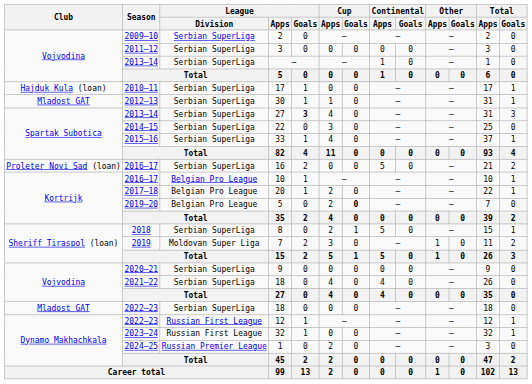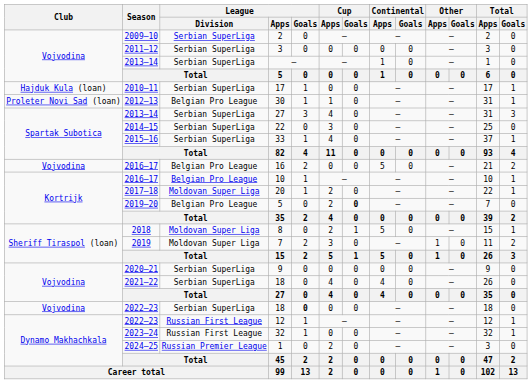(63, 101) Mladost GAT -> (63, 101) Proleter Novi Sad (loan)
(214, 101) Serbian SuperLiga -> (214, 101) Belgian Pro League
(305, 114) bold -> (305, 114) normal
(63, 166) Proleter Novi Sad (loan) -> (63, 166) Vojvodina
(214, 166) Serbian SuperLiga -> (214, 166) Belgian Pro League
(214, 192) Belgian Pro League -> (214, 192) Moldovan Super Liga
(214, 230) Serbian SuperLiga -> (214, 230) Moldovan Super Liga
(63, 308) Mladost GAT -> (63, 308) Vojvodina
(305, 308) normal -> (305, 308) bold
